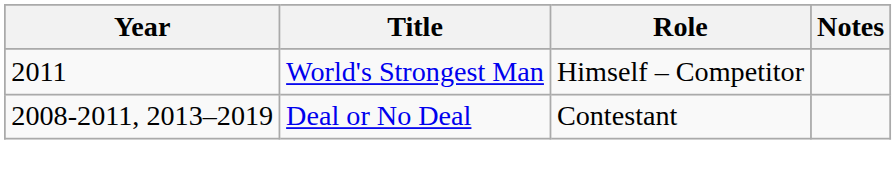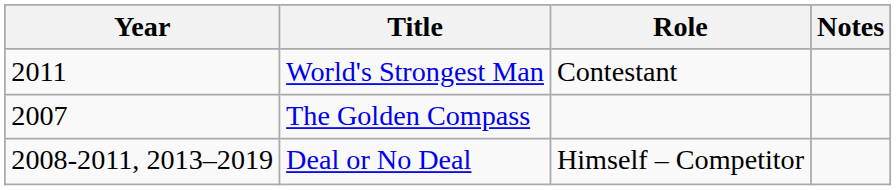(680, 71) Himself – Competitor -> (617, 71) Contestant
+ row: (408, 116)
(617, 116) Contestant -> (680, 160) Himself – Competitor
